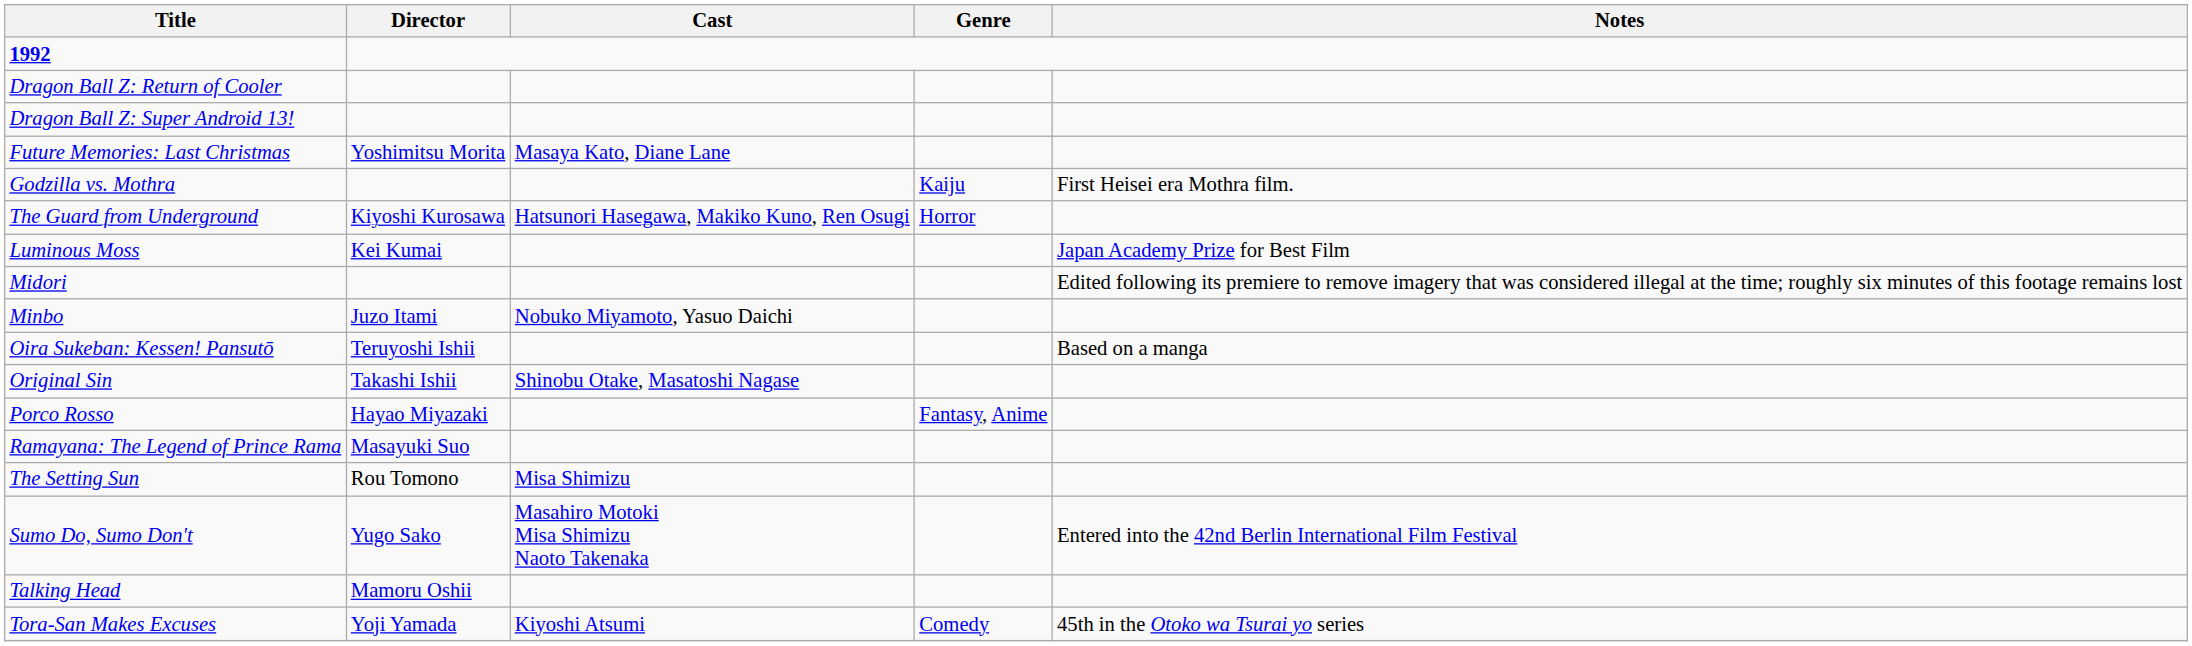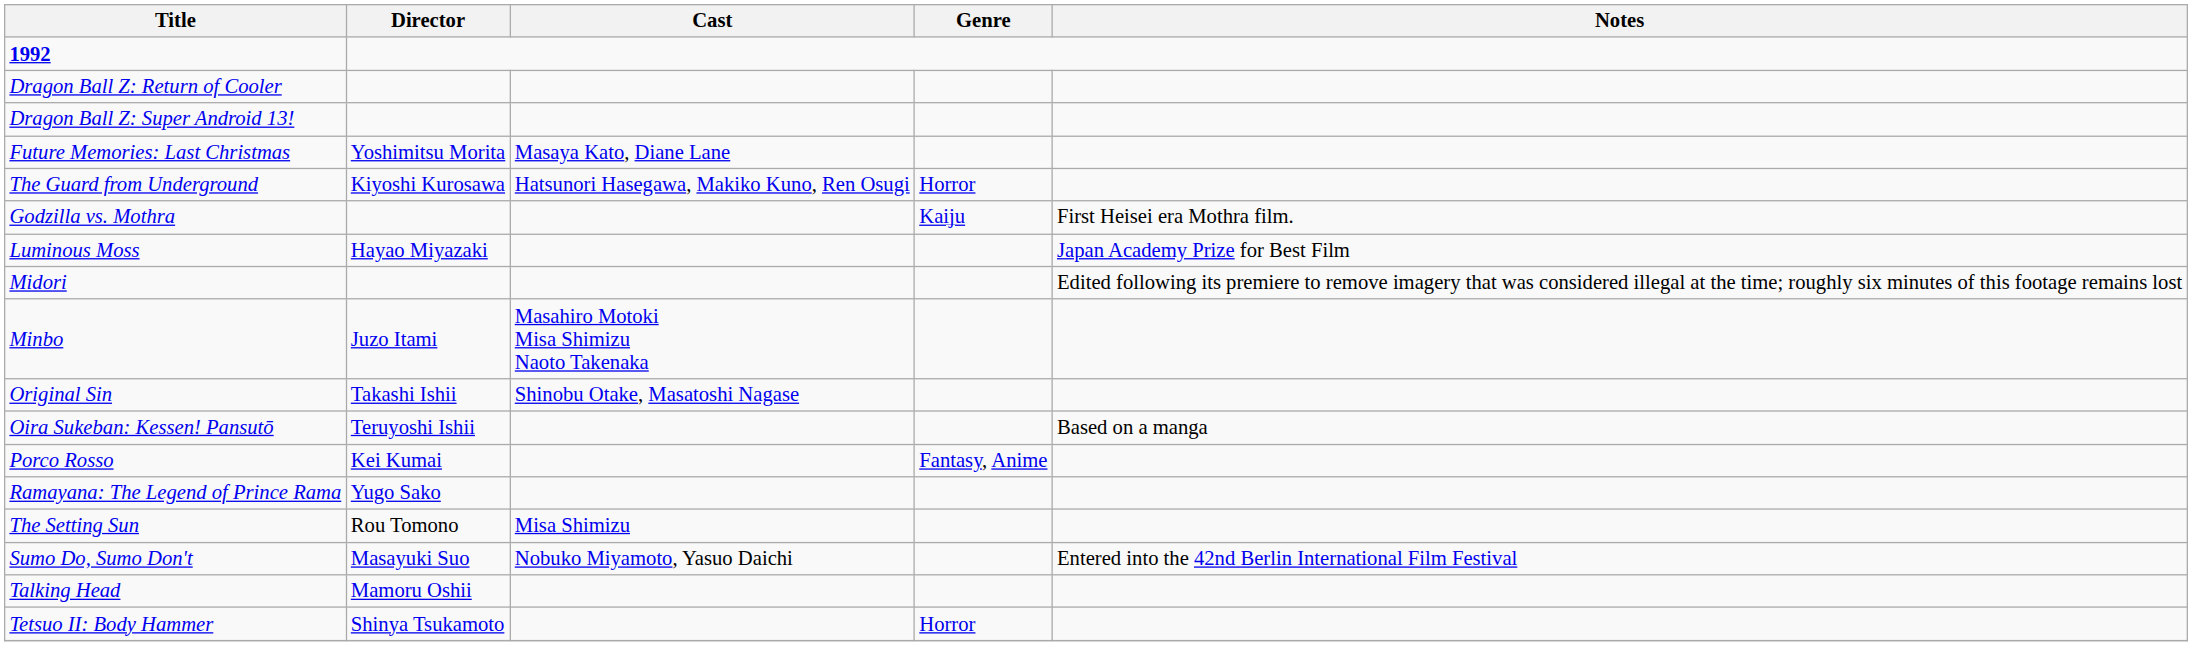rows swapped: (92, 184) <-> (134, 217)
(396, 250) Kei Kumai -> (419, 250) Hayao Miyazaki
(654, 315) Nobuko Miyamoto, Yasuo Daichi -> (587, 338) Masahiro Motoki Misa Shimizu Naoto Takenaka
rows swapped: (142, 348) <-> (61, 380)
(419, 413) Hayao Miyazaki -> (396, 460) Kei Kumai
(410, 446) Masayuki Suo -> (396, 492) Yugo Sako
(396, 535) Yugo Sako -> (410, 558) Masayuki Suo
(587, 535) Masahiro Motoki Misa Shimizu Naoto Takenaka -> (654, 558) Nobuko Miyamoto, Yasuo Daichi
+ row: (111, 623)
- row: (113, 623)
